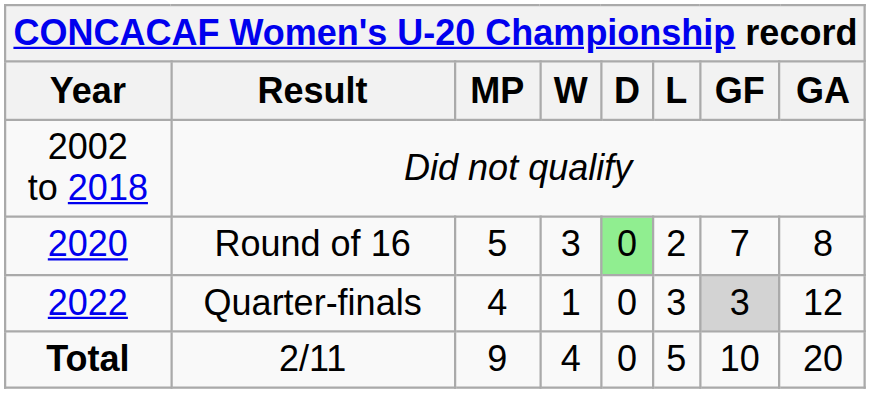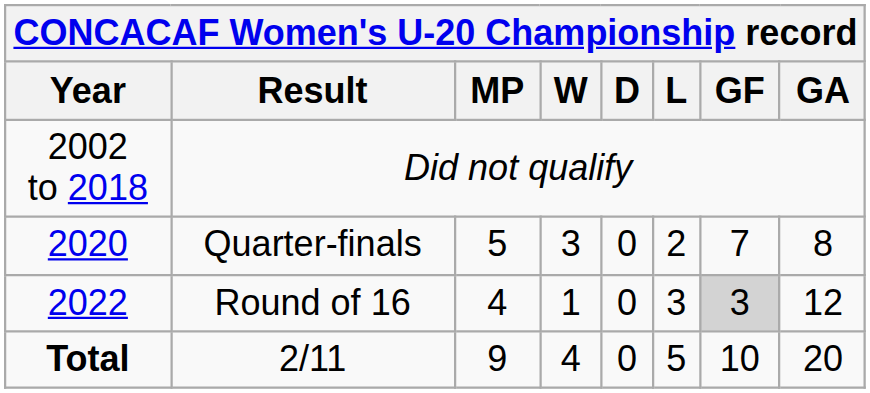(313, 244) Round of 16 -> (313, 244) Quarter-finals
(627, 244) lightgreen background -> (627, 244) no background
(313, 301) Quarter-finals -> (313, 301) Round of 16
